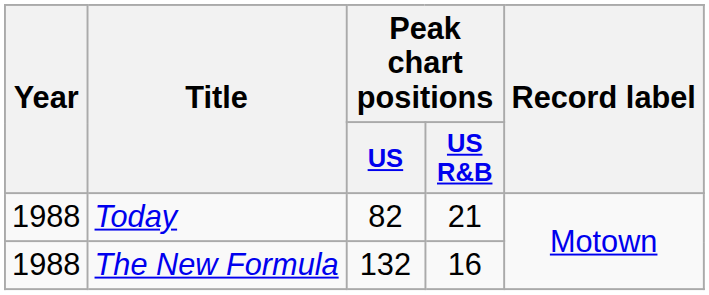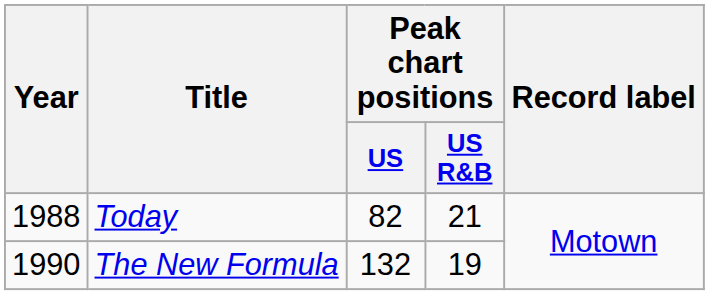(46, 265) 1988 -> (46, 265) 1990
(465, 265) 16 -> (465, 265) 19
